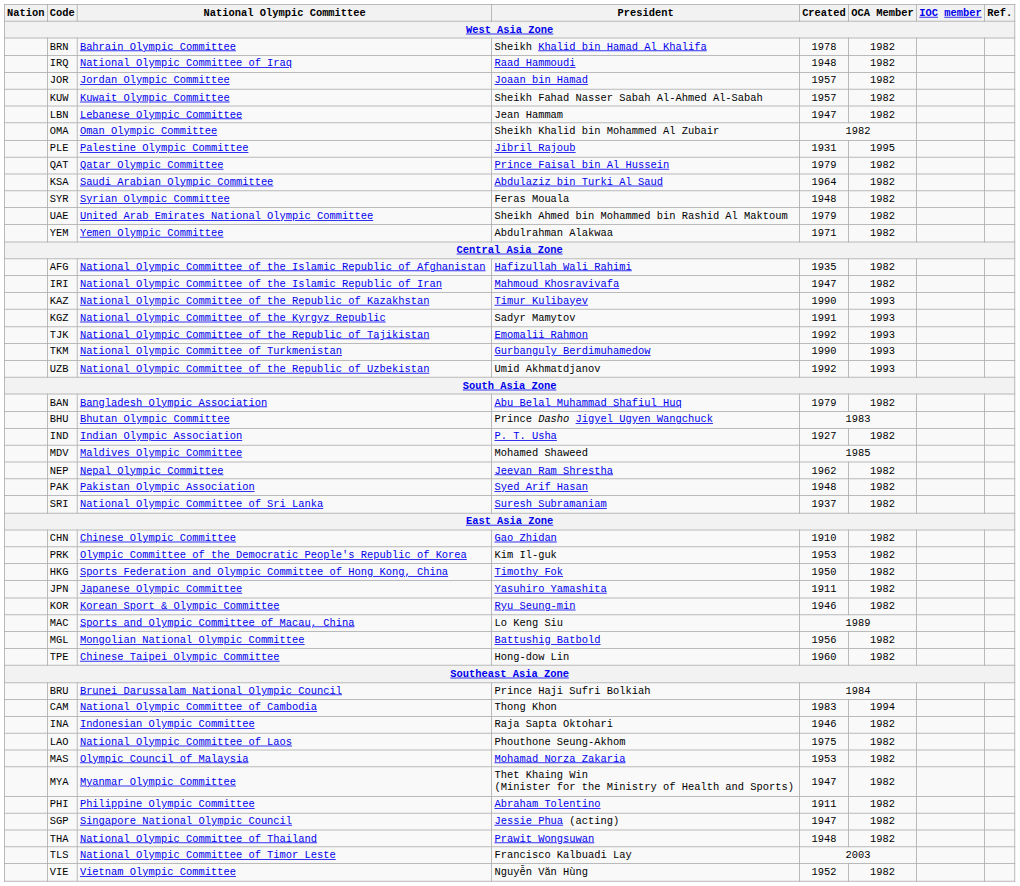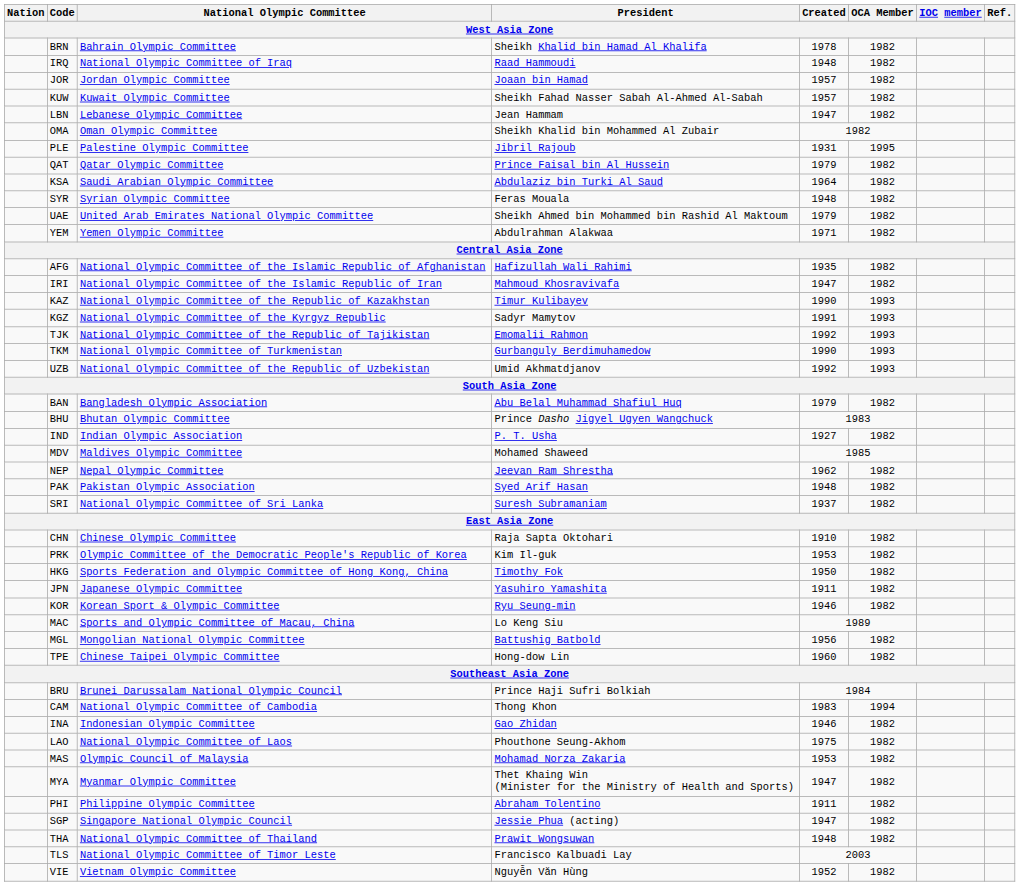(526, 538) Gao Zhidan -> (554, 538) Raja Sapta Oktohari
(554, 725) Raja Sapta Oktohari -> (526, 725) Gao Zhidan
